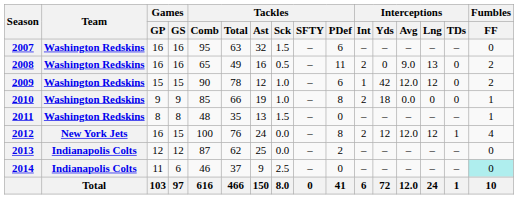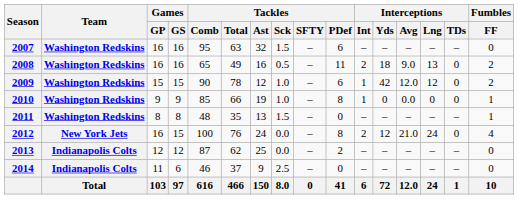(385, 64) 0 -> (385, 64) 18
(364, 99) 2 -> (364, 99) 1
(385, 99) 18 -> (385, 99) 0
(408, 133) 12.0 -> (408, 133) 21.0
(432, 133) 12 -> (432, 133) 24
(456, 133) 1 -> (456, 133) 0
(491, 168) paleturquoise background -> (491, 168) no background
